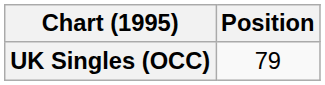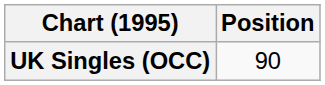(268, 60) 79 -> (268, 60) 90
